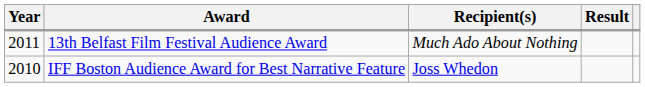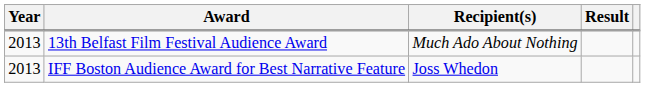(24, 43) 2011 -> (24, 43) 2013
(24, 69) 2010 -> (24, 69) 2013
